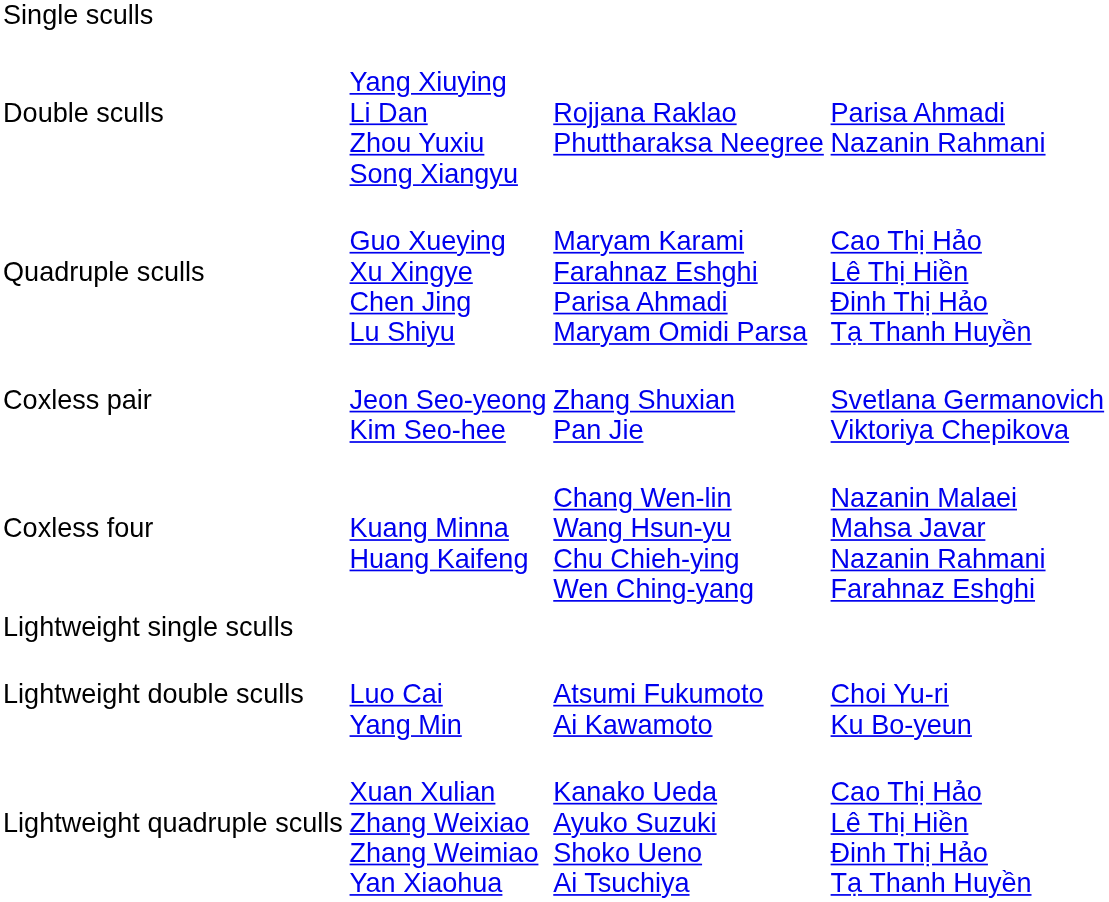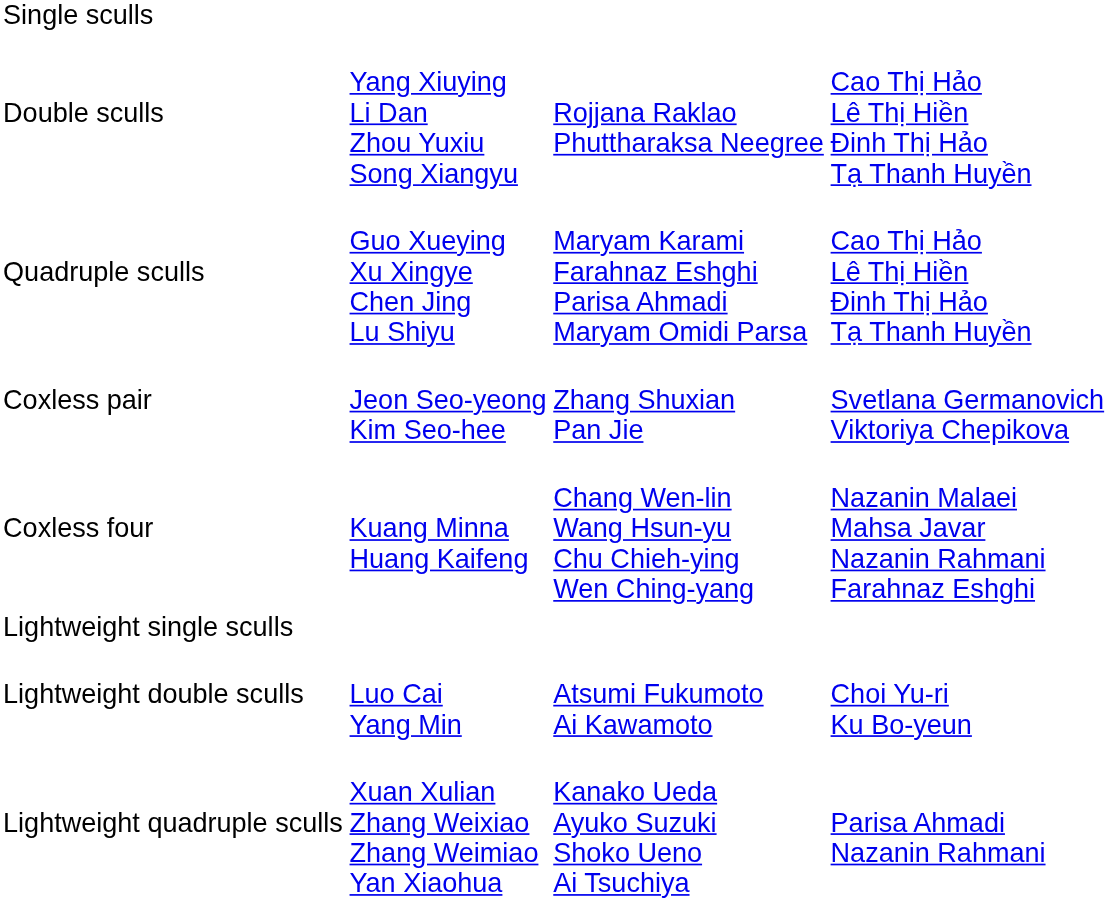(938, 128) Parisa Ahmadi Nazanin Rahmani -> (931, 128) Cao Thị Hảo Lê Thị Hiền Đinh Thị Hảo Tạ Thanh Huyền
(931, 837) Cao Thị Hảo Lê Thị Hiền Đinh Thị Hảo Tạ Thanh Huyền -> (938, 837) Parisa Ahmadi Nazanin Rahmani
